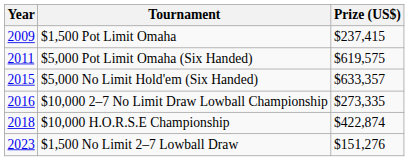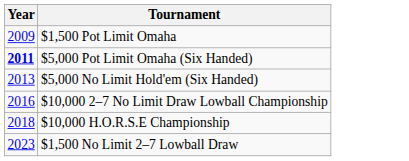- column: (367, 15)
(21, 58) normal -> (21, 58) bold
(21, 79) 2015 -> (21, 79) 2013
